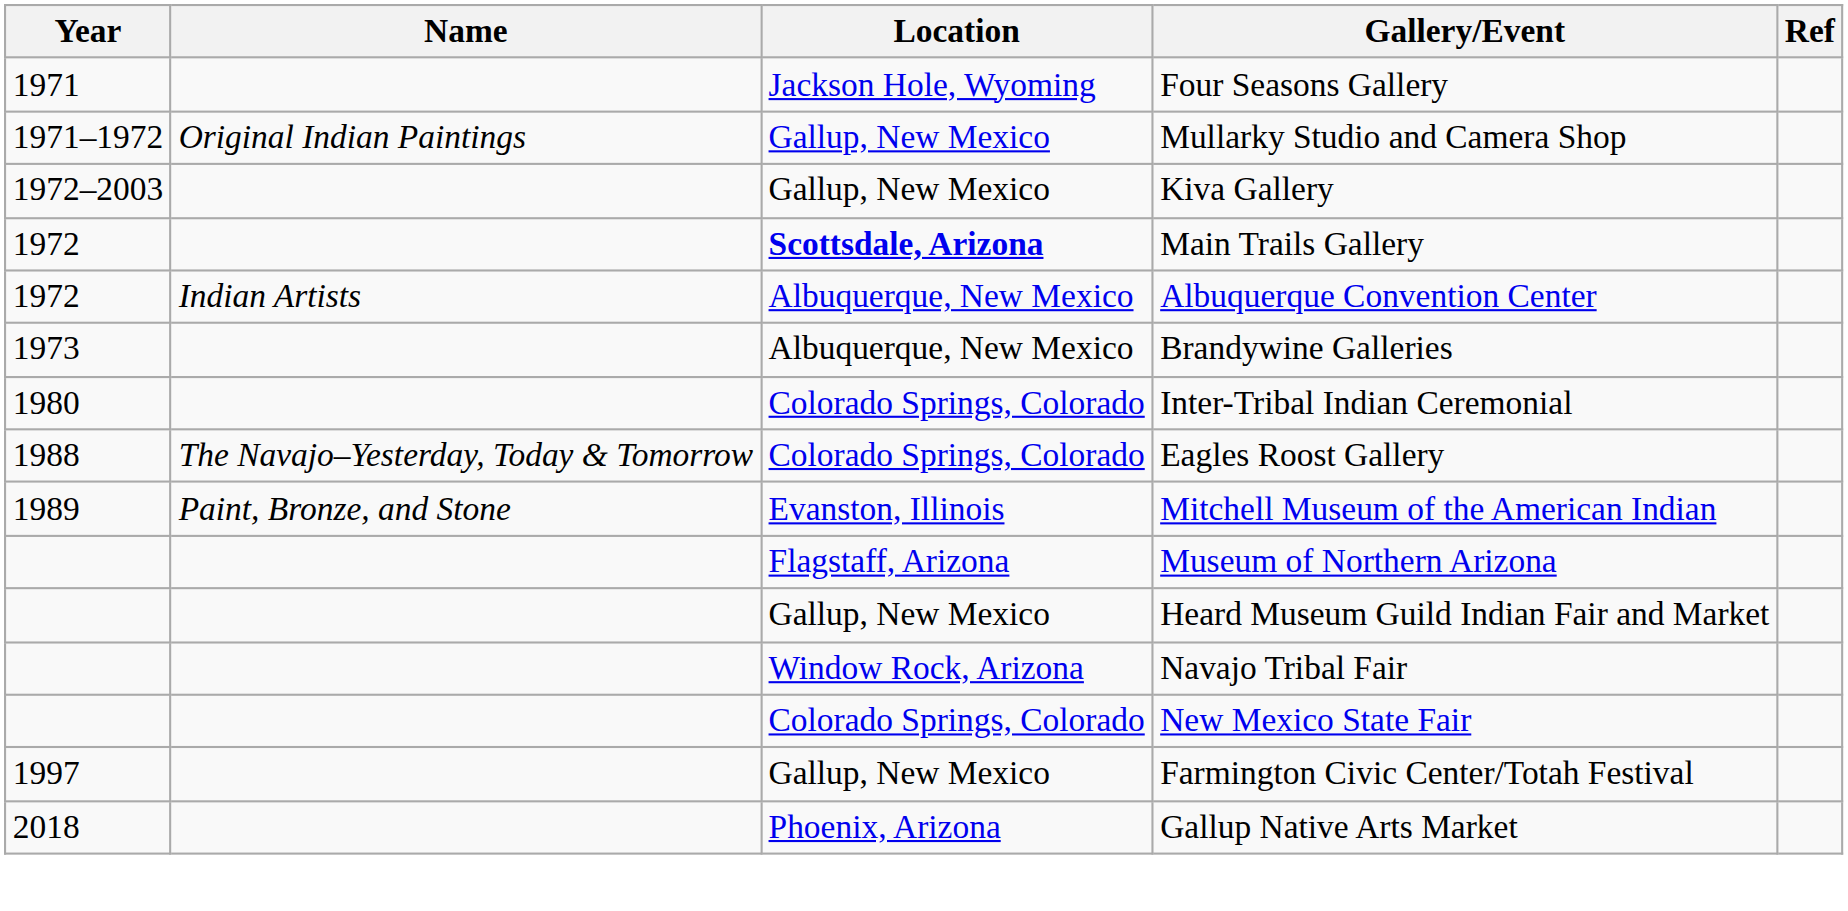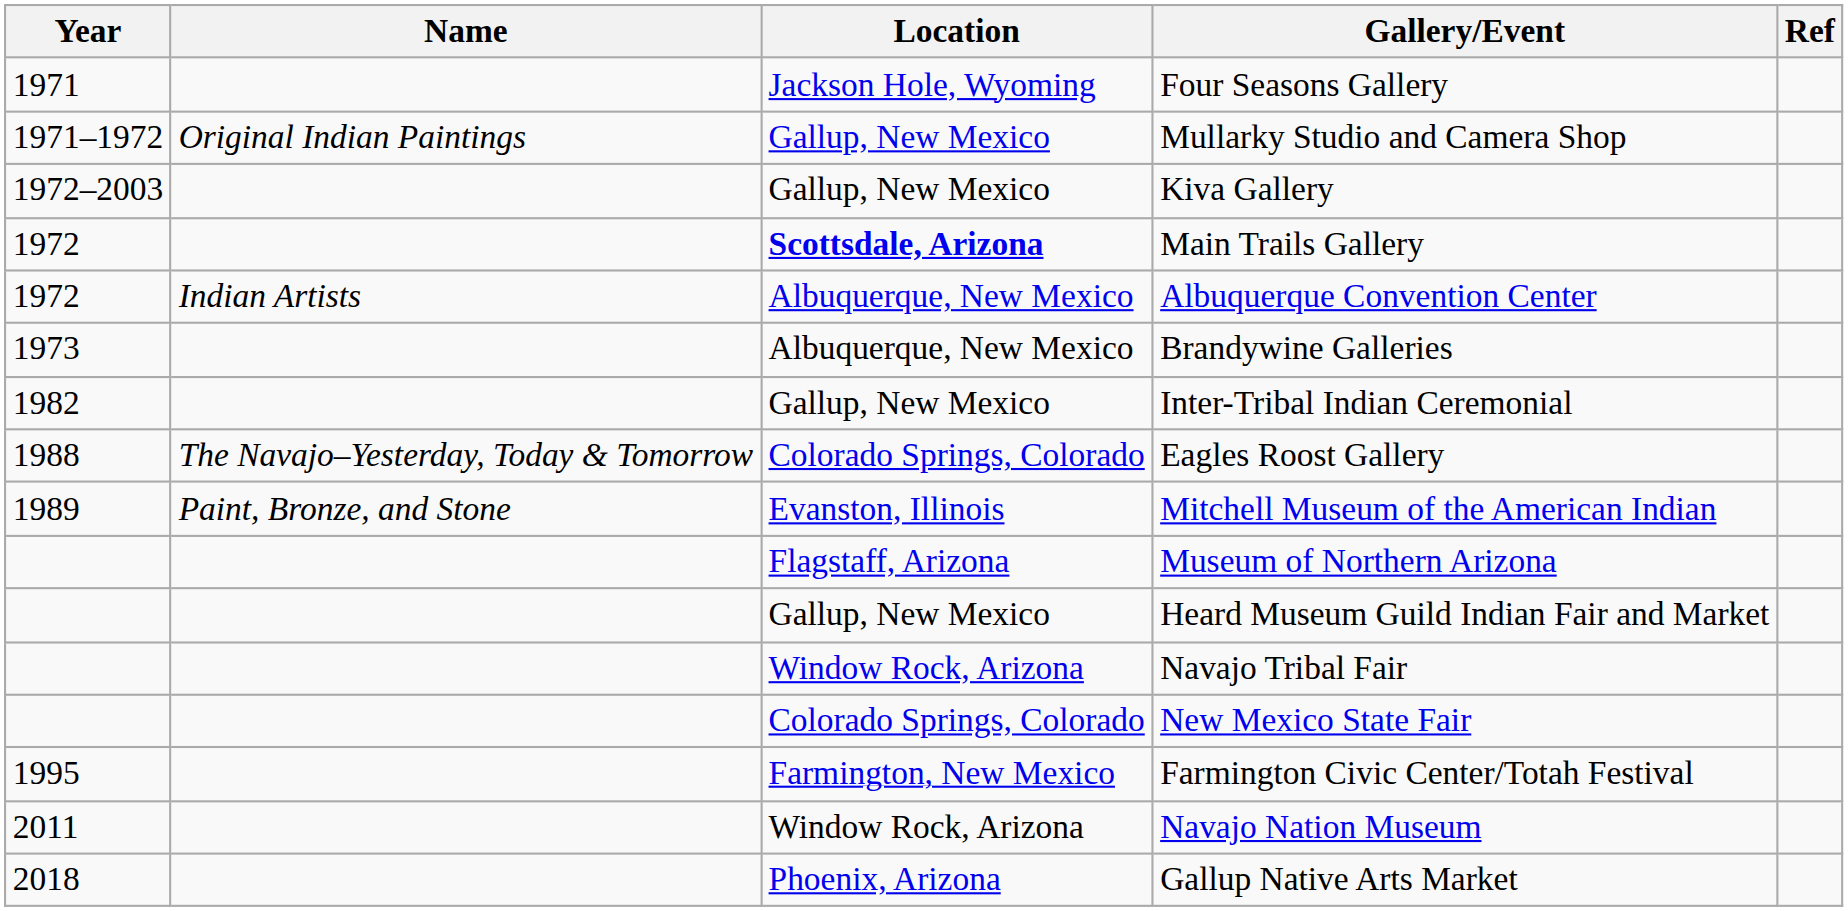(46, 402) 1980 -> (46, 402) 1982
(957, 402) Colorado Springs, Colorado -> (909, 402) Gallup, New Mexico
(46, 773) 1997 -> (46, 773) 1995
(909, 773) Gallup, New Mexico -> (942, 773) Farmington, New Mexico
+ row: (1321, 826)
